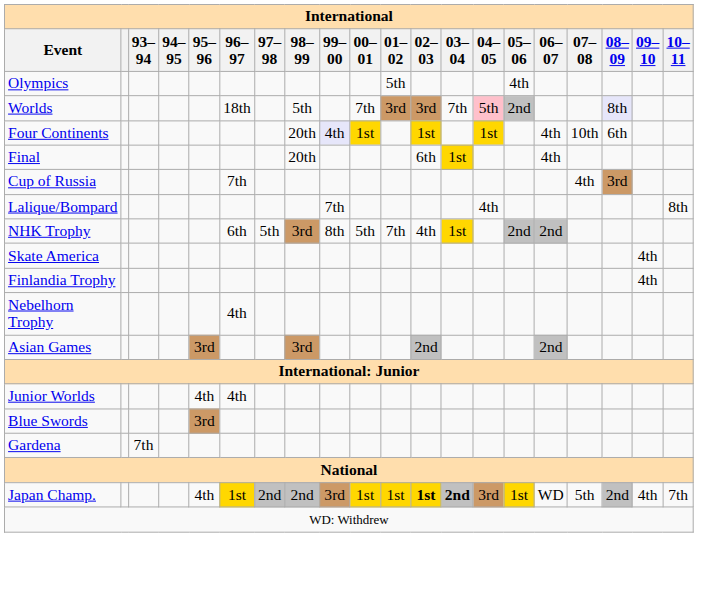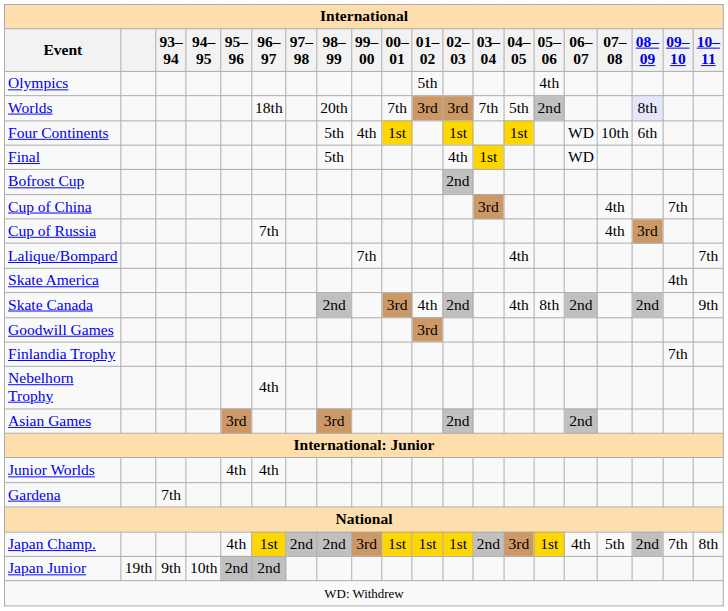(302, 108) 5th -> (334, 108) 20th
(489, 108) pink background -> (519, 108) no background
(302, 132) 20th -> (334, 132) 5th
(335, 132) lavender background -> (367, 132) no background
(551, 132) 4th -> (581, 132) WD
(302, 157) 20th -> (334, 157) 5th
(426, 157) 6th -> (458, 157) 4th
(551, 157) 4th -> (581, 157) WD
+ row: (46, 181)
+ row: (50, 206)
(678, 206) 8th -> (708, 255) 7th
- row: (49, 231)
+ row: (51, 305)
+ row: (61, 329)
(648, 280) 4th -> (678, 354) 7th
- row: (48, 420)
(426, 494) bold -> (458, 544) normal
(457, 494) bold -> (488, 544) normal
(551, 494) WD -> (581, 544) 4th
(648, 494) 4th -> (678, 544) 7th
(678, 494) 7th -> (708, 544) 8th
+ row: (47, 568)
